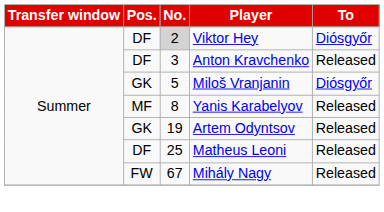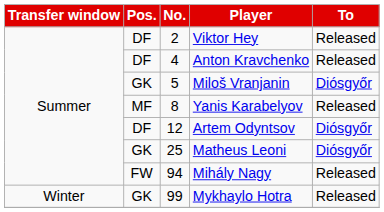(175, 38) lightgrey background -> (175, 38) no background
(344, 38) Diósgyőr -> (346, 38) Released
(175, 60) 3 -> (175, 60) 4
(142, 128) GK -> (142, 128) DF
(175, 128) 19 -> (175, 128) 12
(346, 128) Released -> (344, 128) Diósgyőr
(142, 151) DF -> (142, 151) GK
(346, 151) Released -> (344, 151) Diósgyőr
(175, 173) 67 -> (175, 173) 94
+ row: (242, 196)
